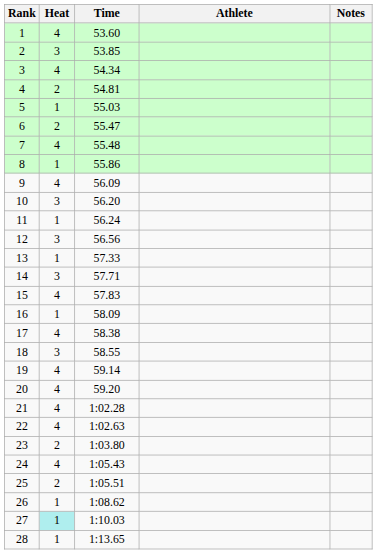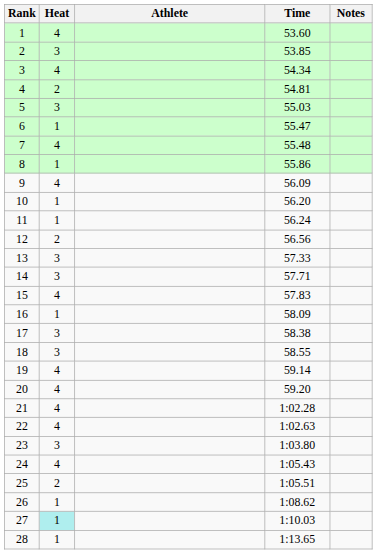columns swapped: (234, 13) <-> (107, 13)
(57, 107) 1 -> (57, 107) 3
(57, 126) 2 -> (57, 126) 1
(57, 201) 3 -> (57, 201) 1
(57, 239) 3 -> (57, 239) 2
(57, 257) 1 -> (57, 257) 3
(57, 333) 4 -> (57, 333) 3
(57, 445) 2 -> (57, 445) 3
